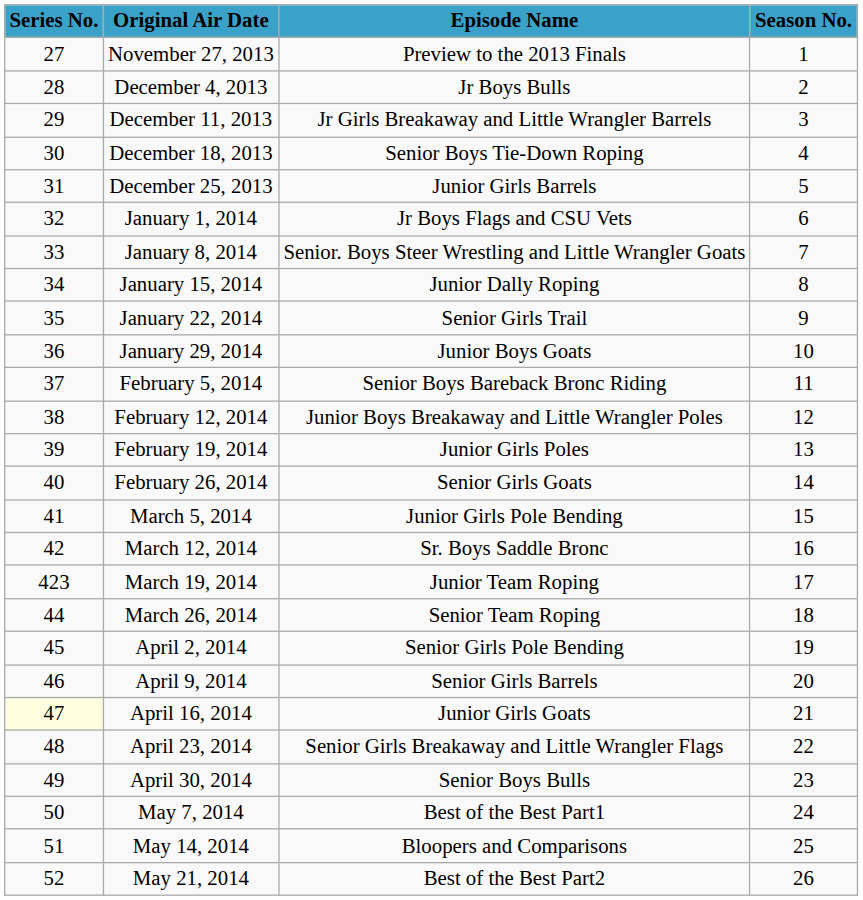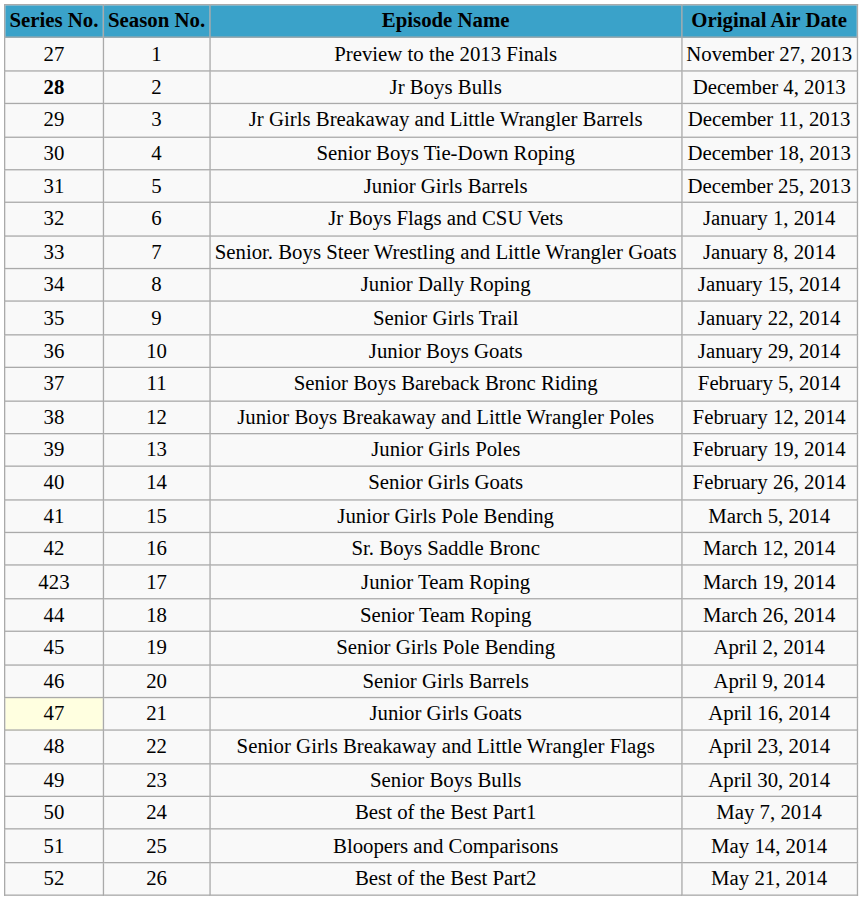columns swapped: (804, 20) <-> (191, 20)
(54, 86) normal -> (54, 86) bold
